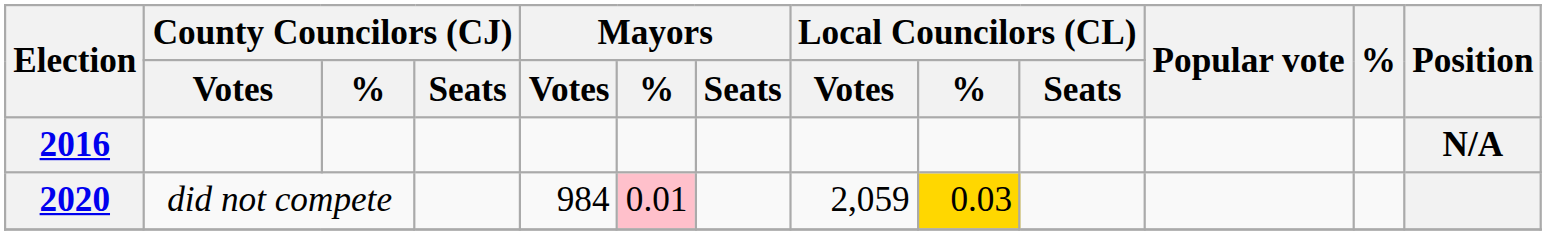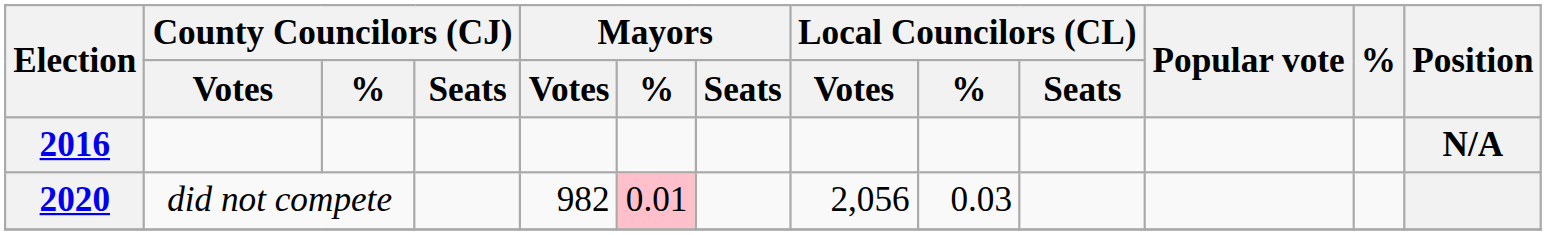(583, 199) 984 -> (583, 199) 982
(870, 199) 2,059 -> (870, 199) 2,056
(981, 199) gold background -> (981, 199) no background
